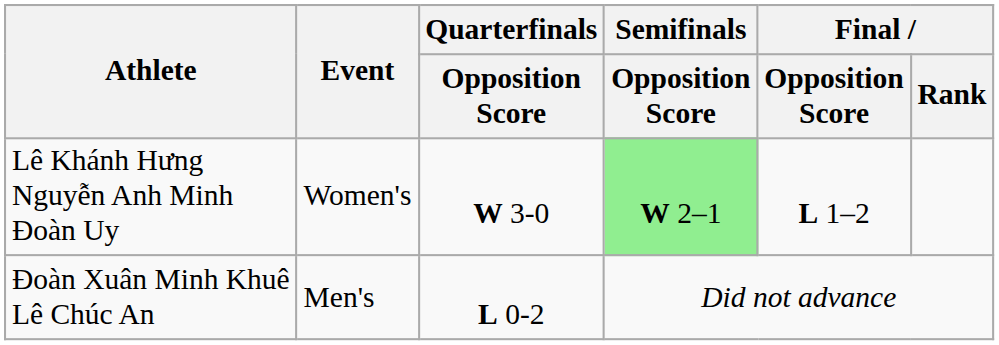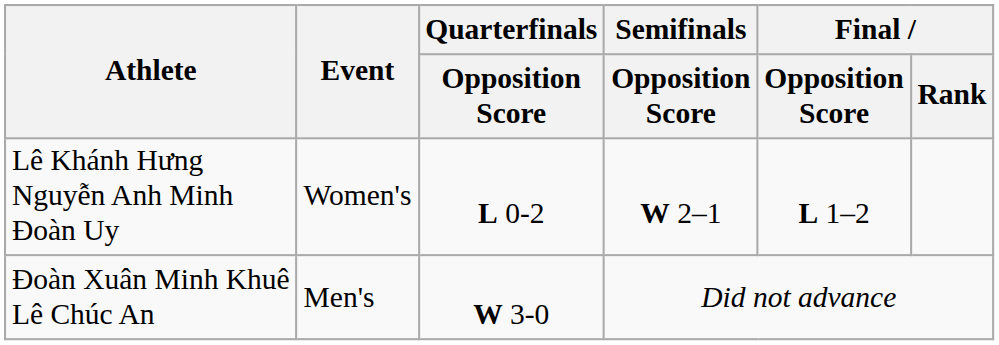(511, 213) W 3-0 -> (511, 213) L 0-2
(681, 213) lightgreen background -> (681, 213) no background
(511, 314) L 0-2 -> (511, 314) W 3-0
